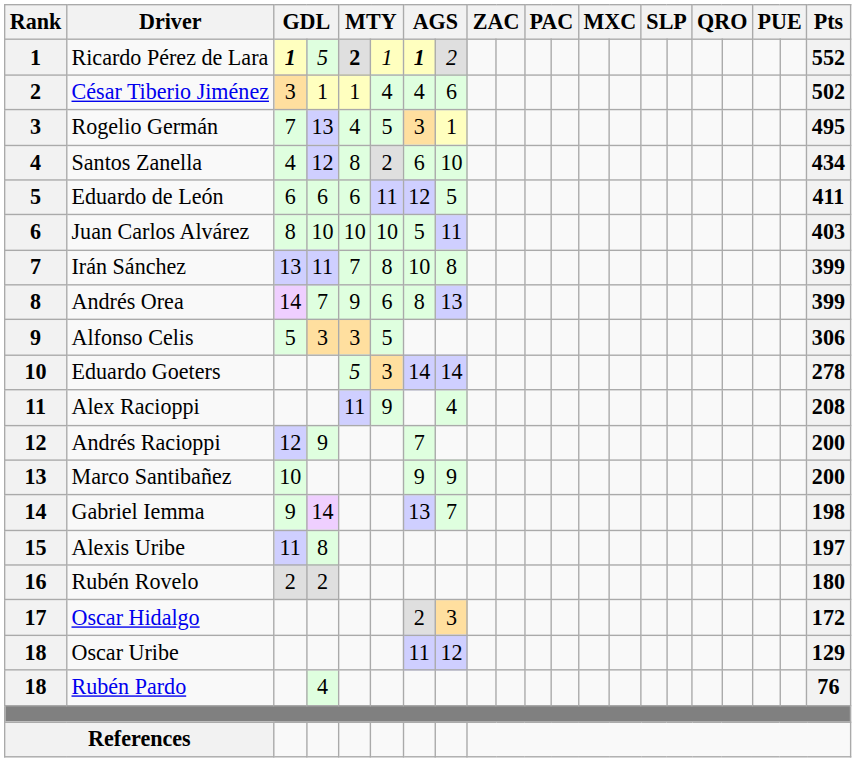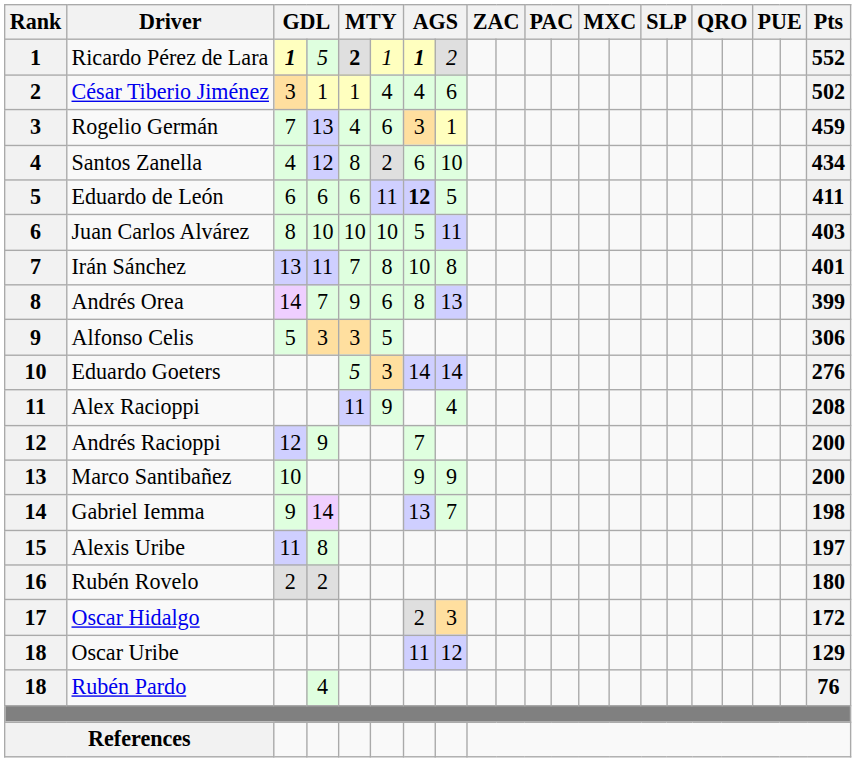(387, 127) 5 -> (387, 127) 6
(828, 127) 495 -> (828, 127) 459
(419, 197) normal -> (419, 197) bold
(828, 267) 399 -> (828, 267) 401
(828, 372) 278 -> (828, 372) 276
